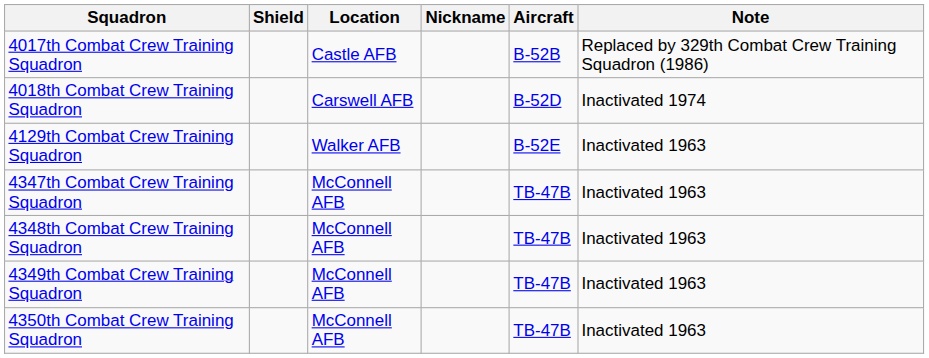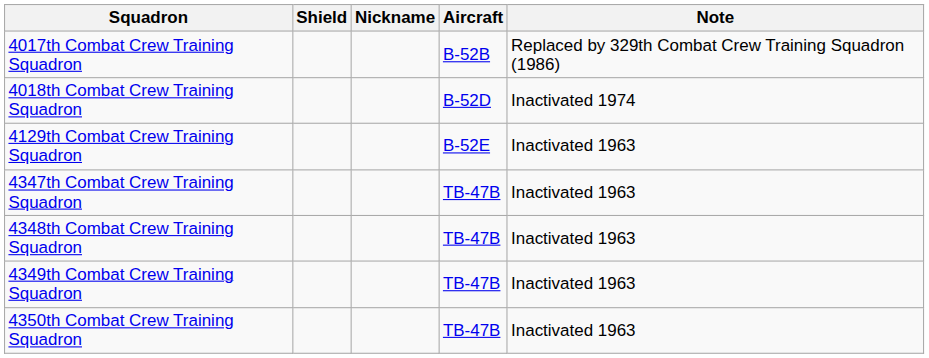- column: (365, 17)
